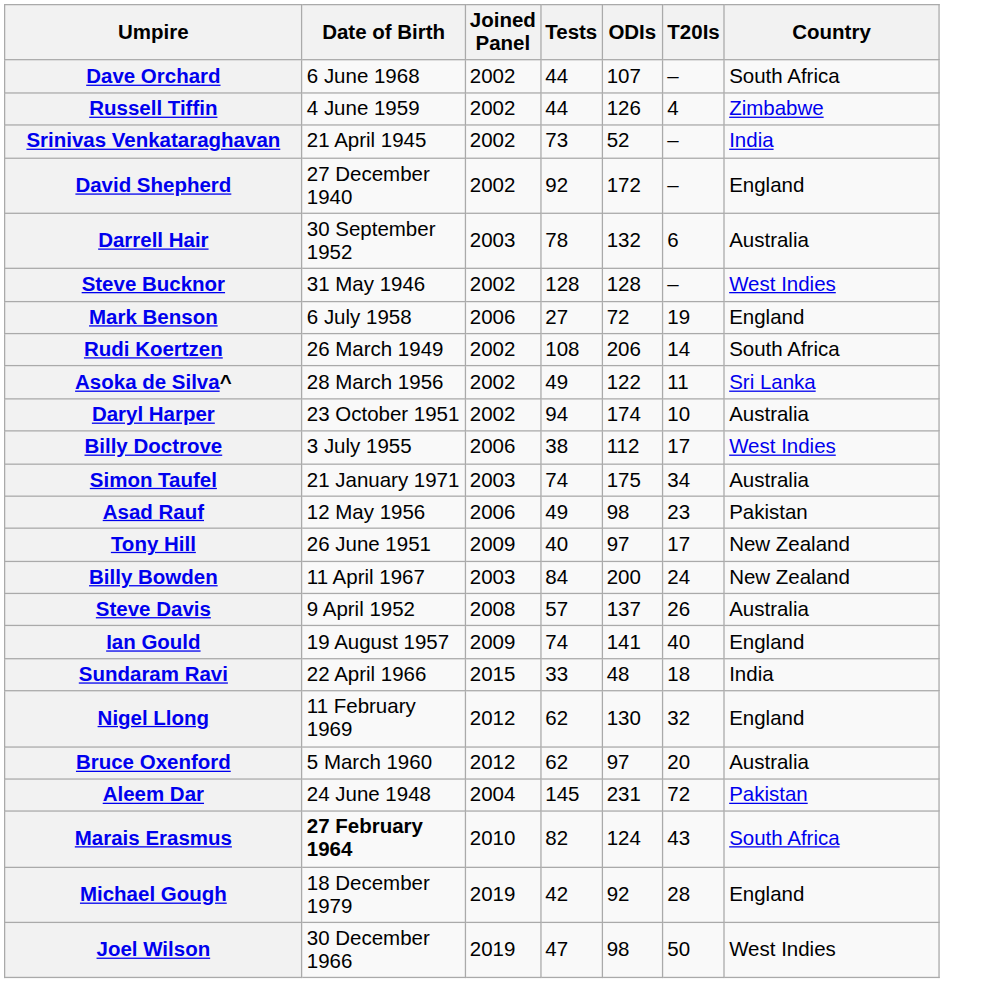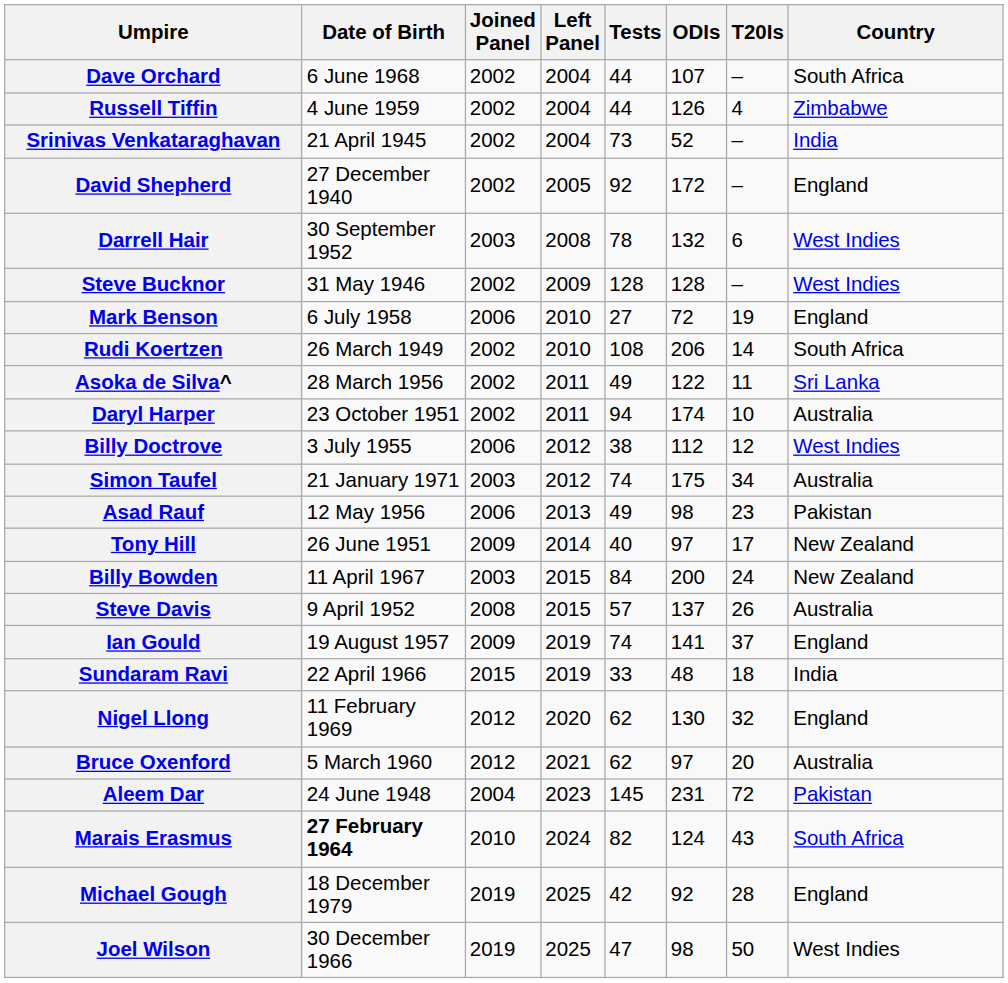+ column: (573, 32)
(769, 240) Australia -> (847, 240) West Indies
(679, 447) 17 -> (743, 447) 12
(679, 642) 40 -> (743, 642) 37
